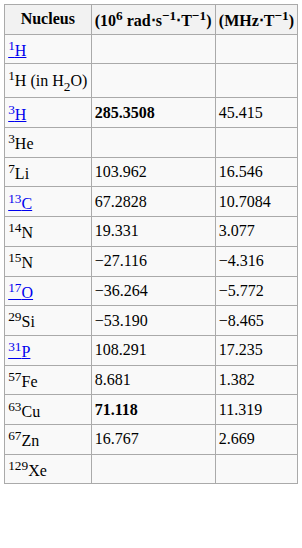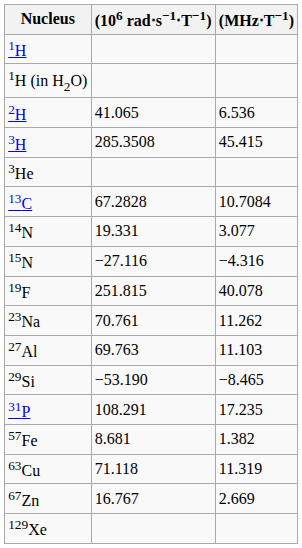+ row: (17, 112)
(125, 112) bold -> (125, 142) normal
- row: (19, 172)
- row: (21, 290)
+ row: (19, 290)
+ row: (24, 320)
+ row: (23, 350)
(116, 409) bold -> (116, 469) normal
